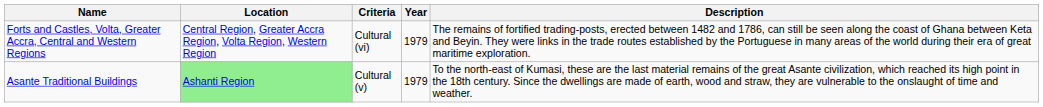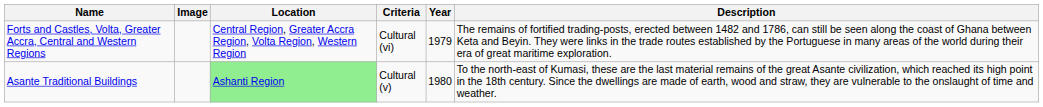+ column: (193, 12)
(416, 82) 1979 -> (440, 82) 1980
